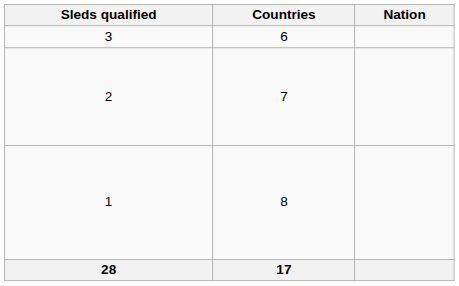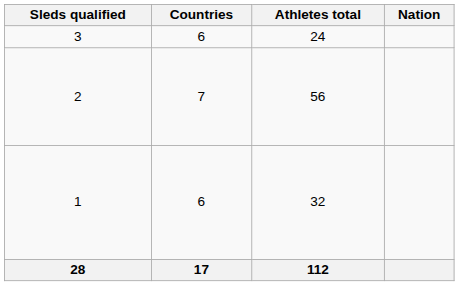+ column: (318, 15)
(284, 202) 8 -> (201, 202) 6
